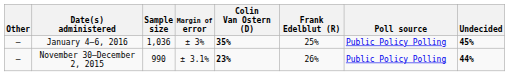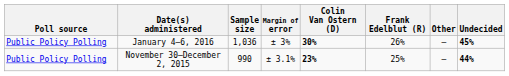columns swapped: (401, 29) <-> (18, 29)
(224, 42) 35% -> (309, 42) 30%
(312, 42) 25% -> (398, 42) 26%
(312, 59) 26% -> (398, 59) 25%
